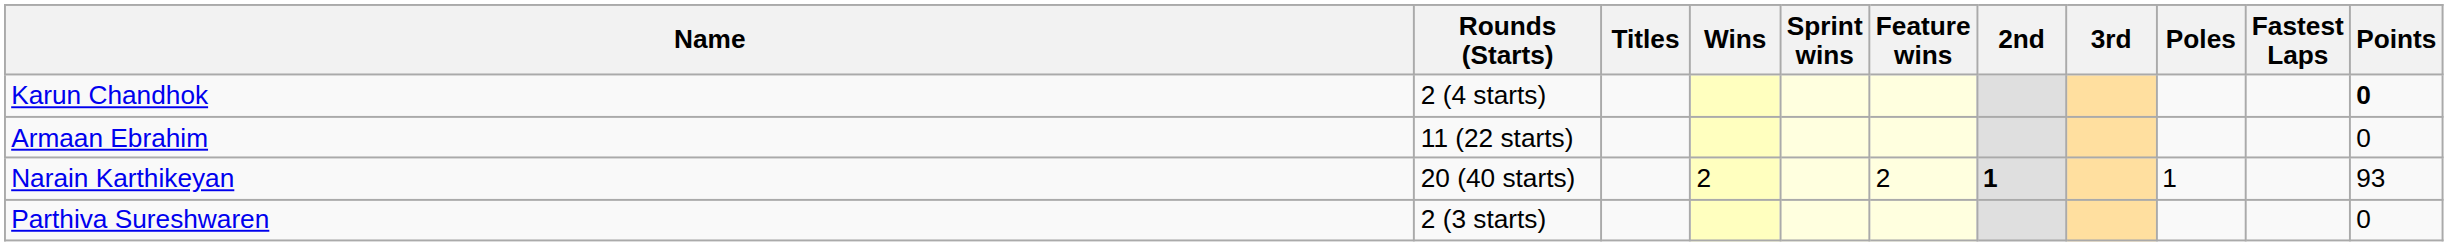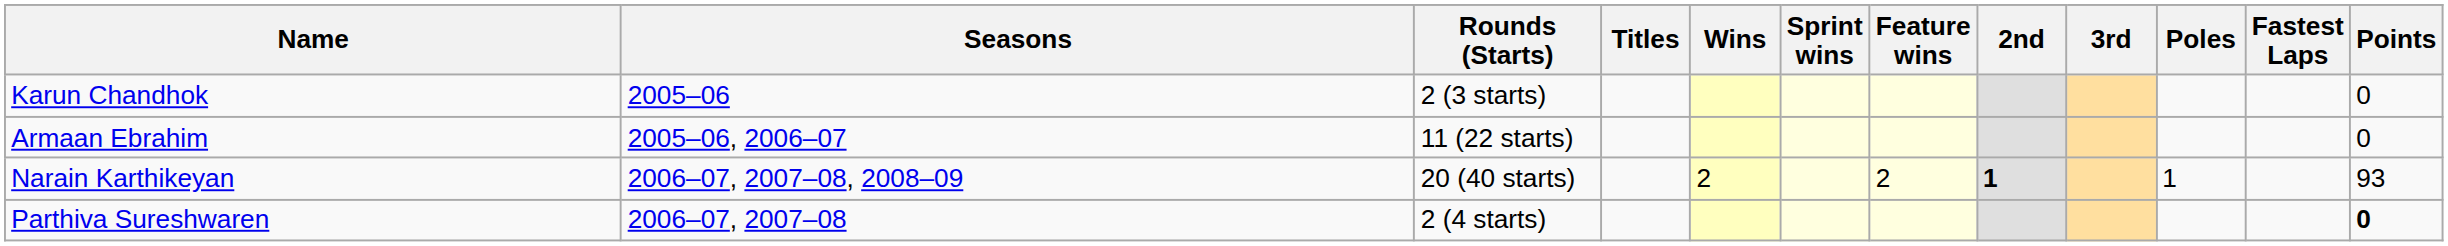+ column: (1018, 40)
(1483, 96) 2 (4 starts) -> (1483, 96) 2 (3 starts)
(2363, 96) bold -> (2363, 96) normal
(1483, 220) 2 (3 starts) -> (1483, 220) 2 (4 starts)
(2363, 220) normal -> (2363, 220) bold
